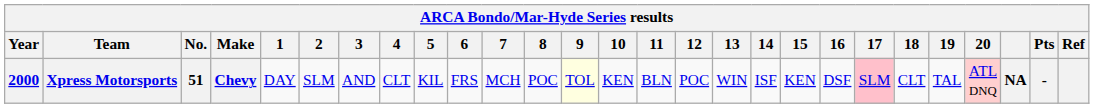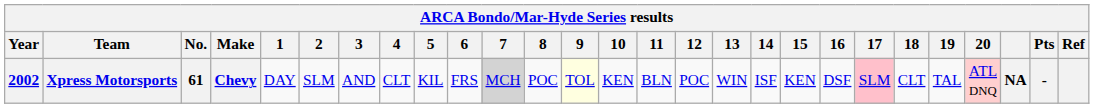(24, 80) 2000 -> (24, 80) 2002
(196, 80) 51 -> (196, 80) 61
(503, 80) no background -> (503, 80) lightgrey background
